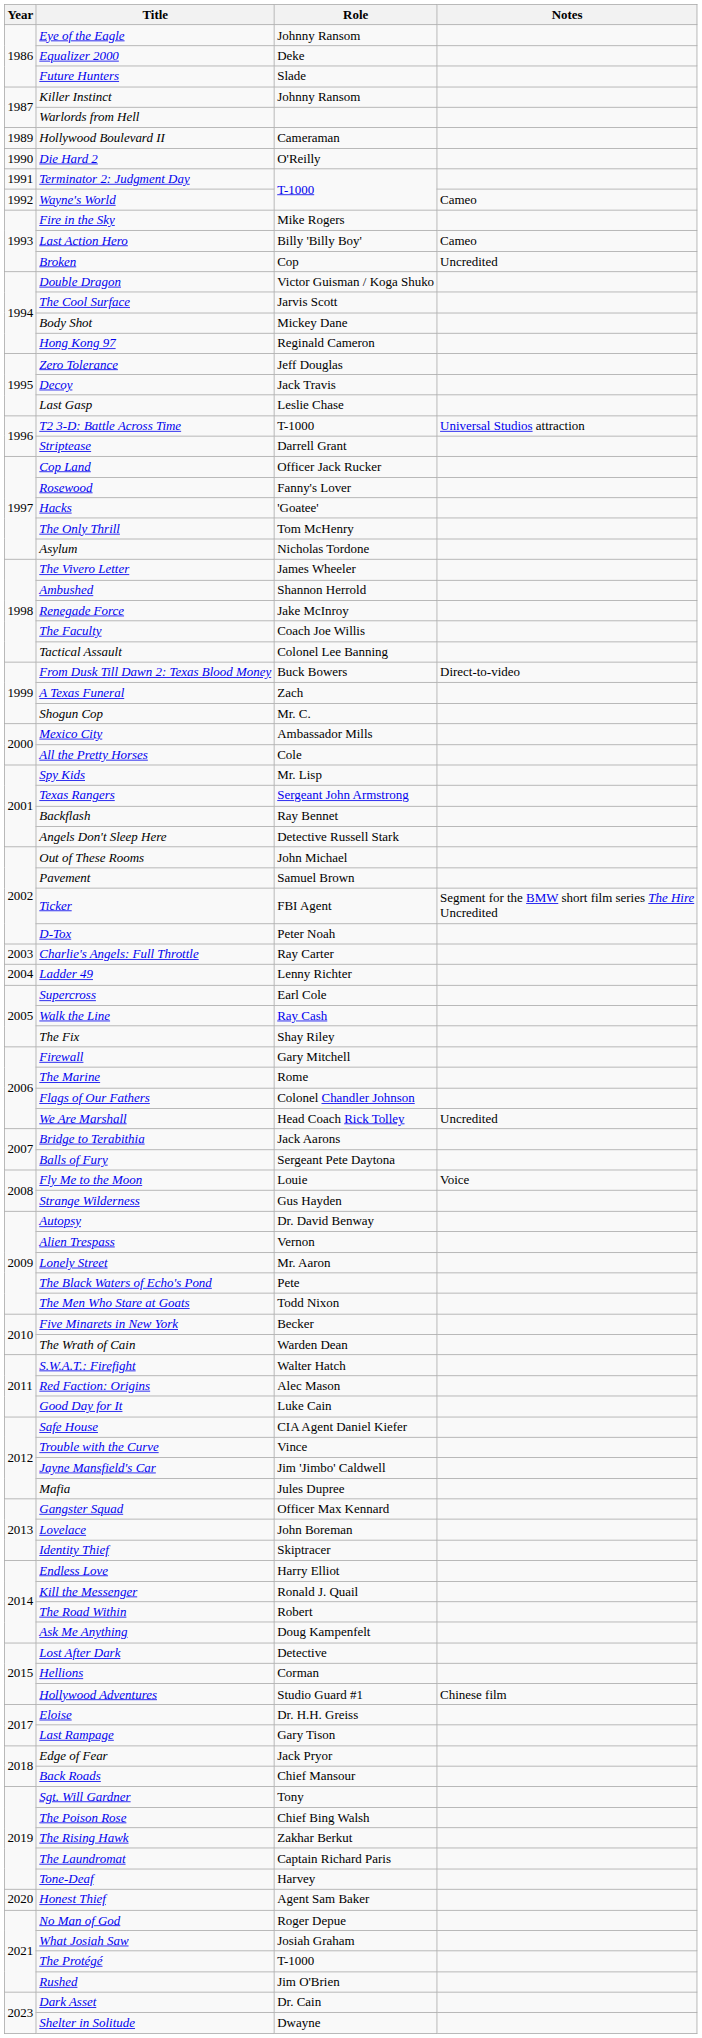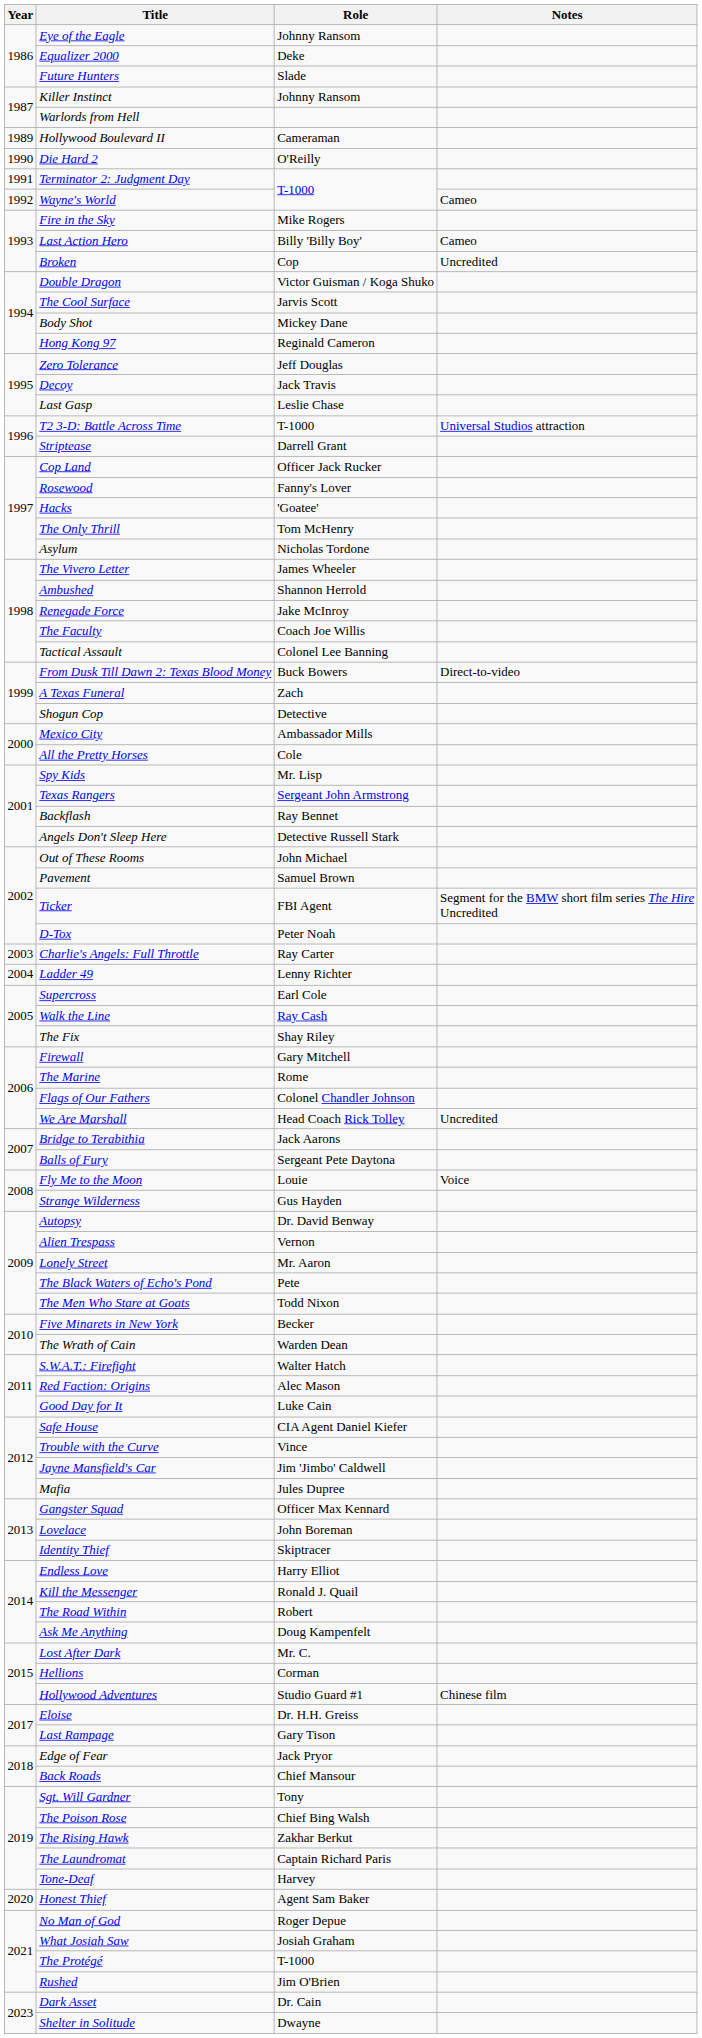(294, 713) Mr. C. -> (302, 713) Detective
(302, 1653) Detective -> (294, 1653) Mr. C.
